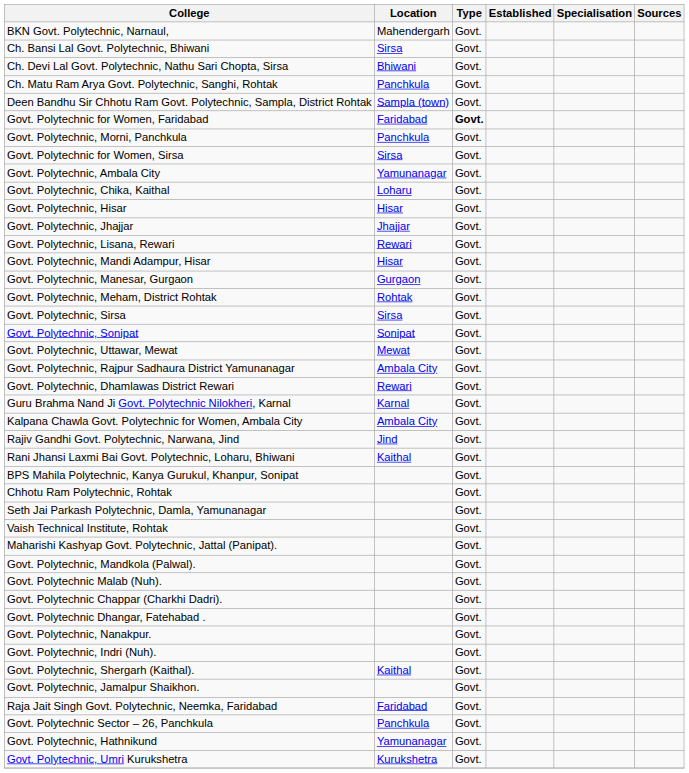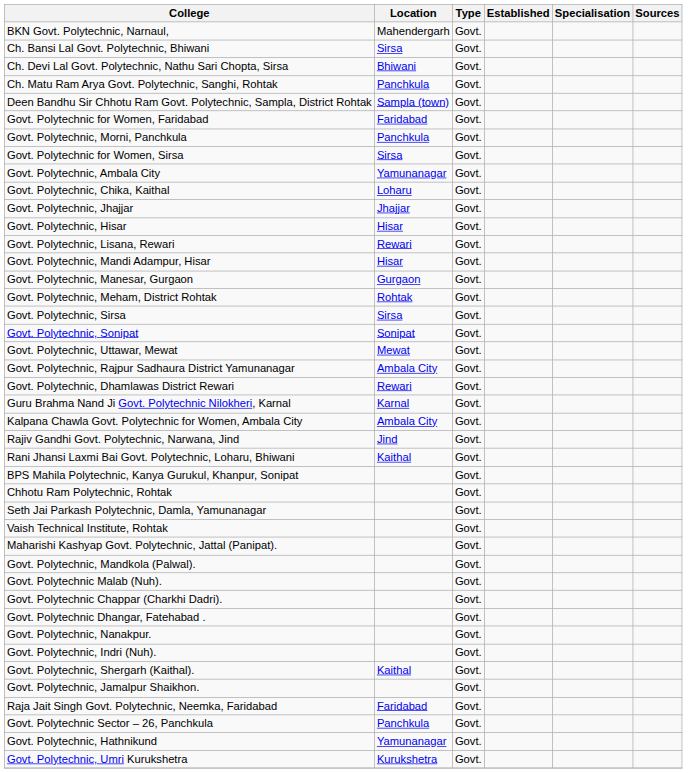(469, 119) bold -> (468, 119) normal
rows swapped: (67, 208) <-> (70, 226)
